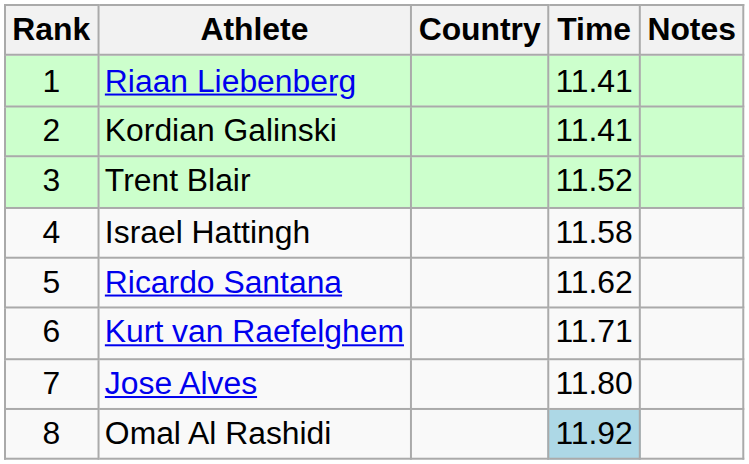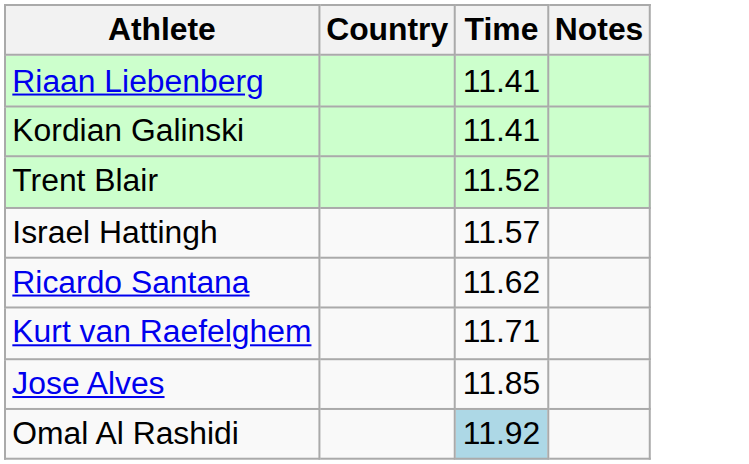- column: (51, 29)
(594, 231) 11.58 -> (502, 231) 11.57
(594, 383) 11.80 -> (502, 383) 11.85
